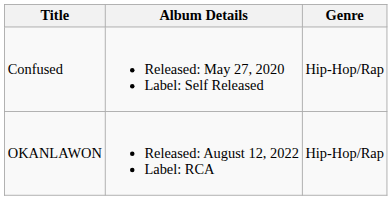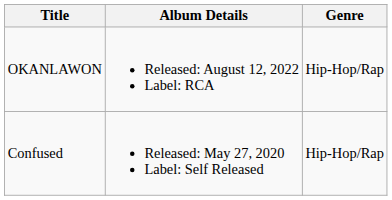rows swapped: (55, 153) <-> (35, 69)
